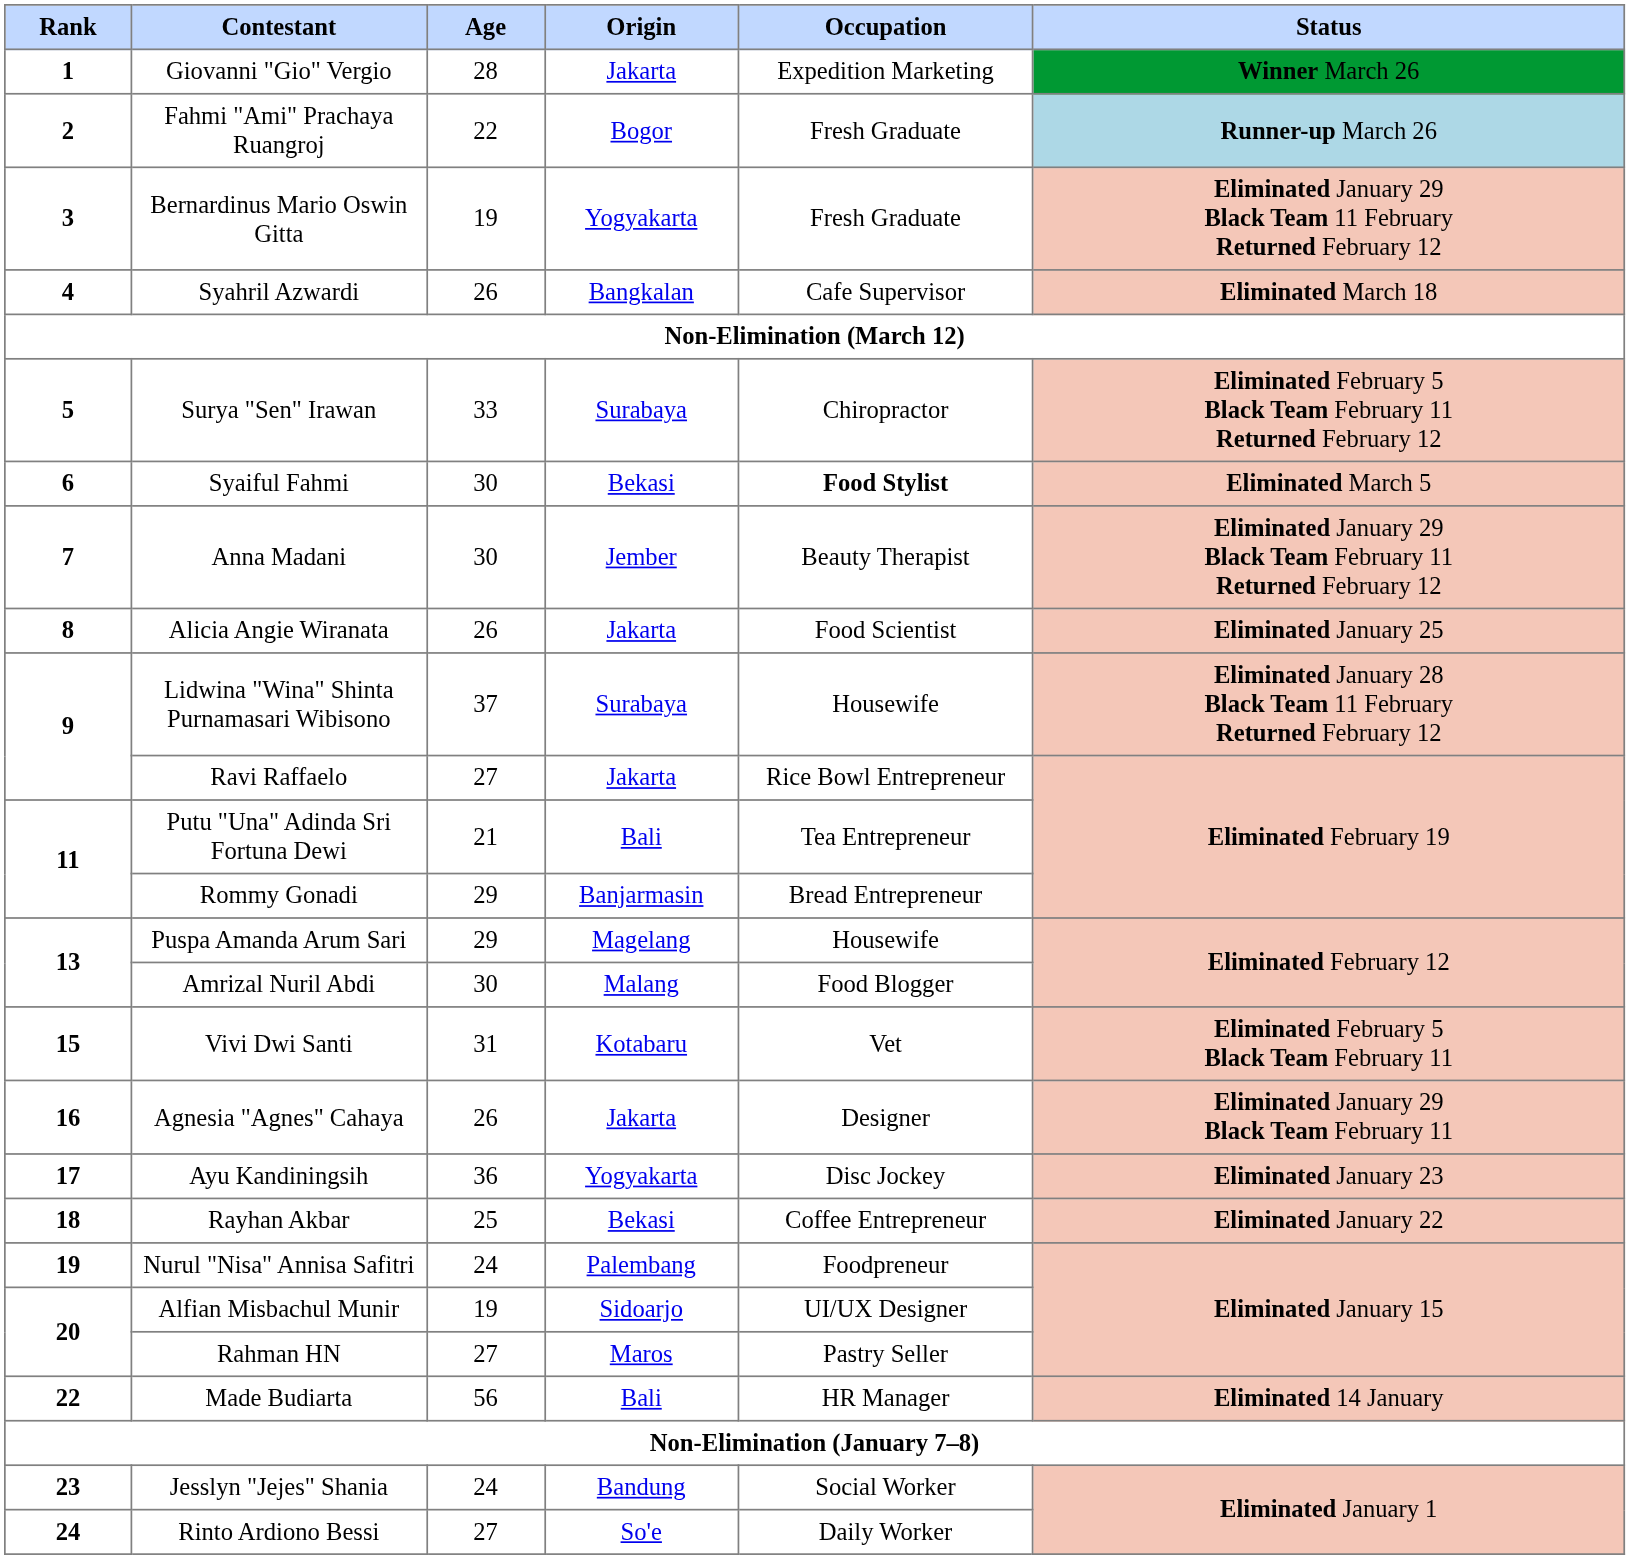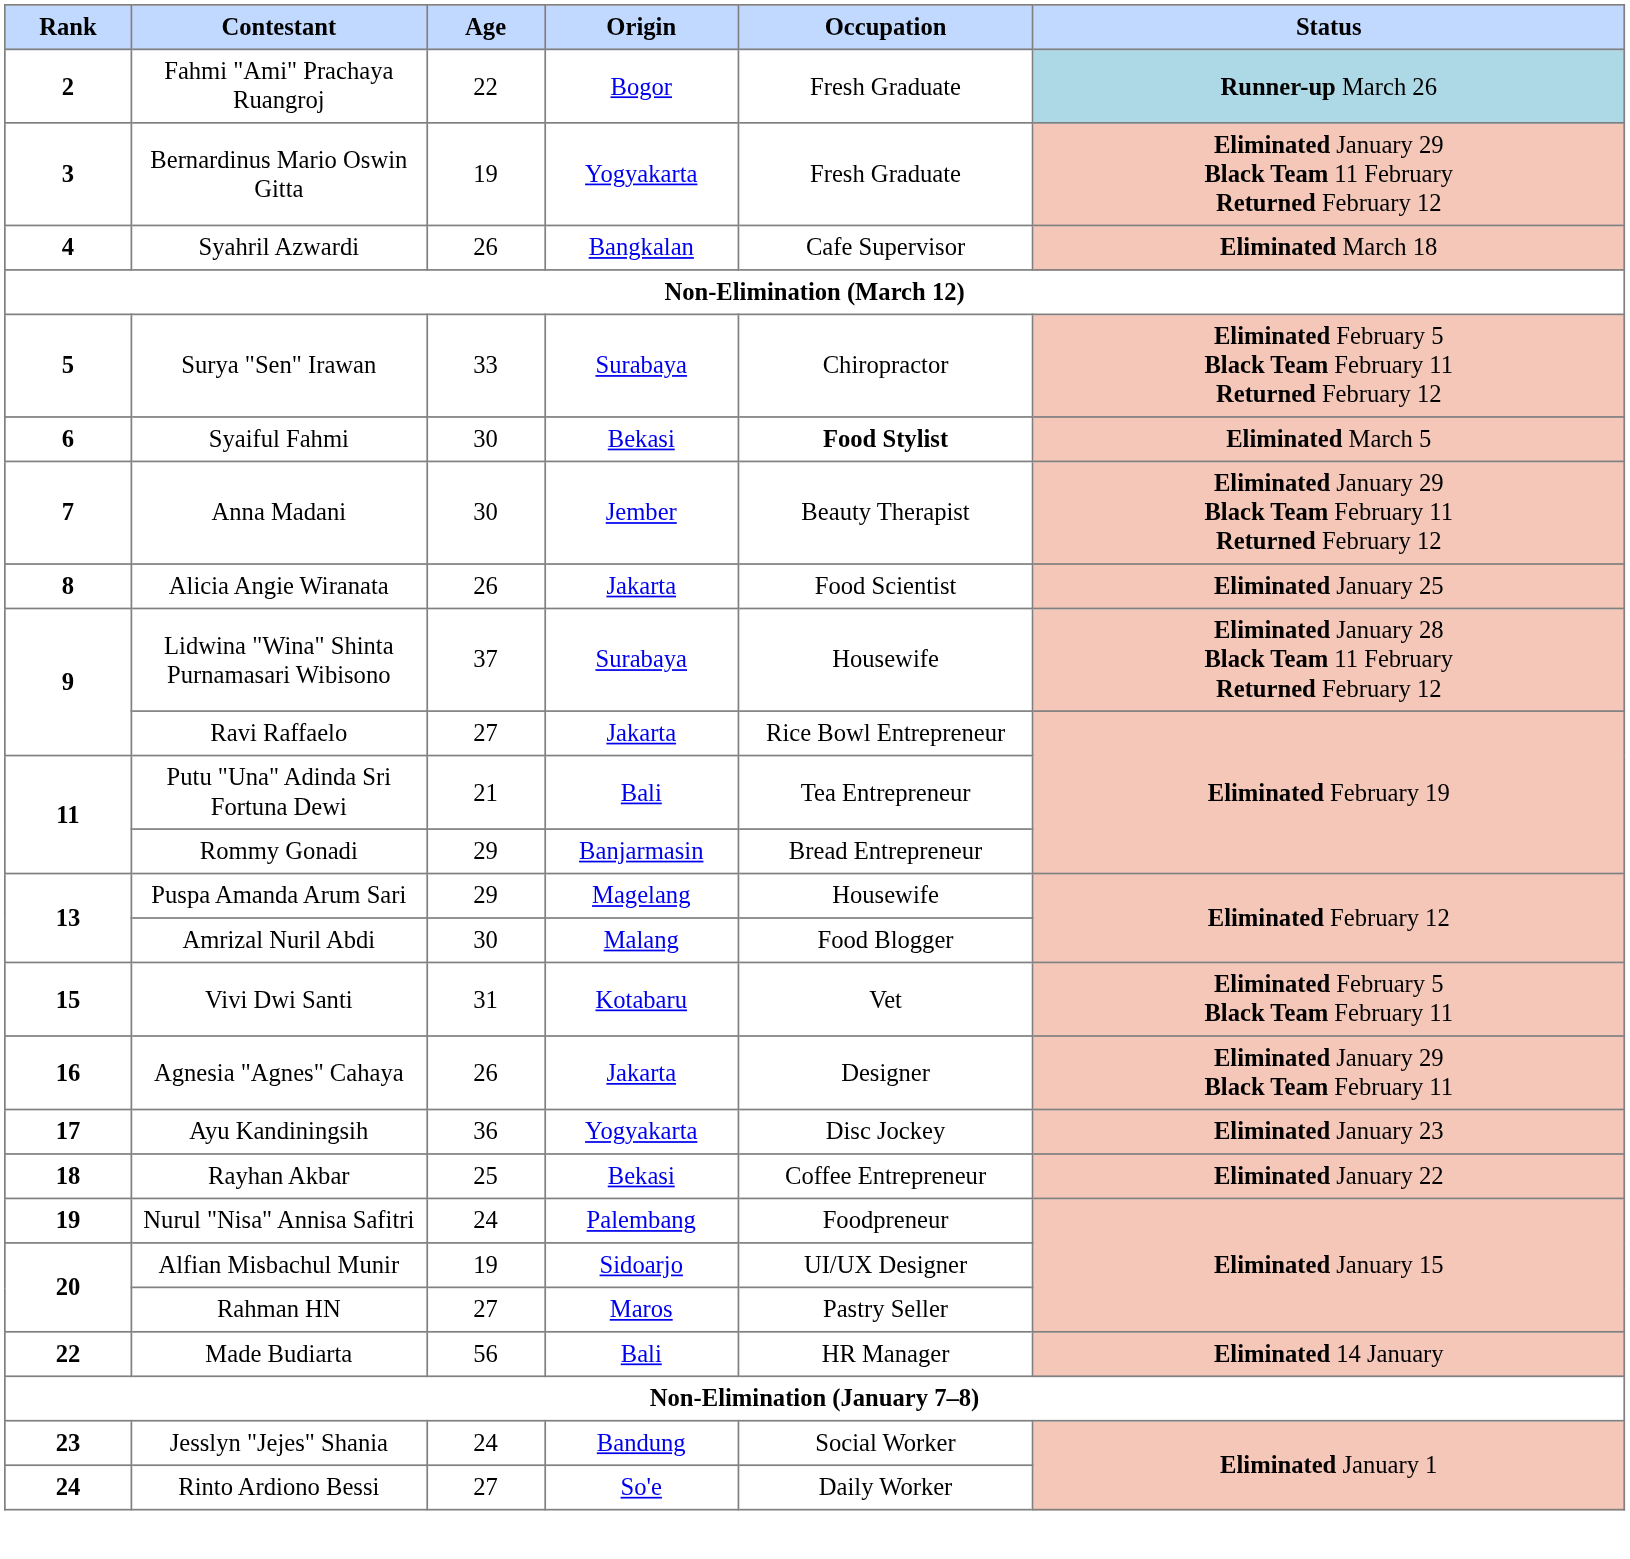- row: (279, 71)
